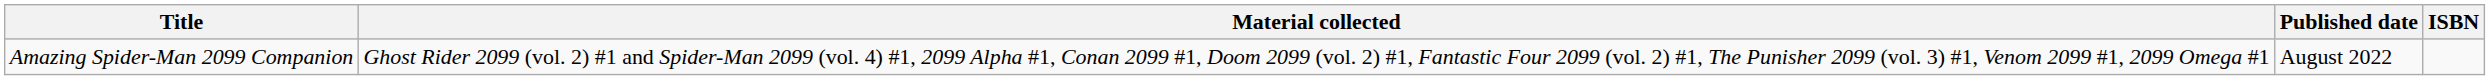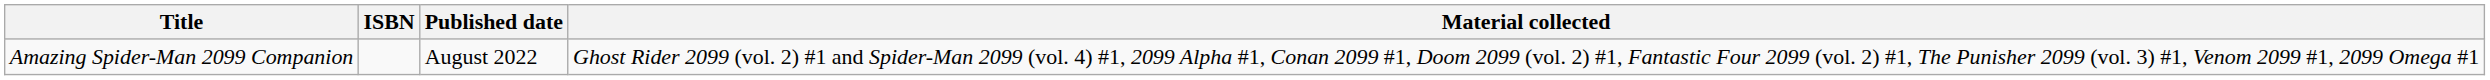columns swapped: (1316, 21) <-> (2454, 21)
